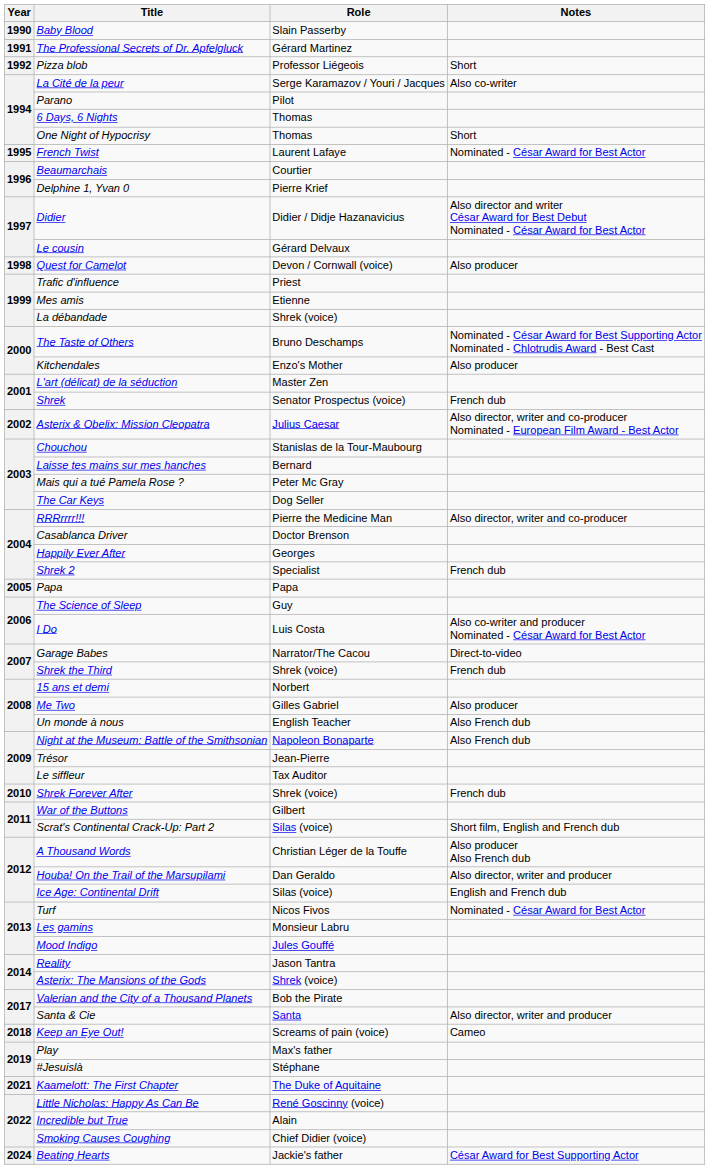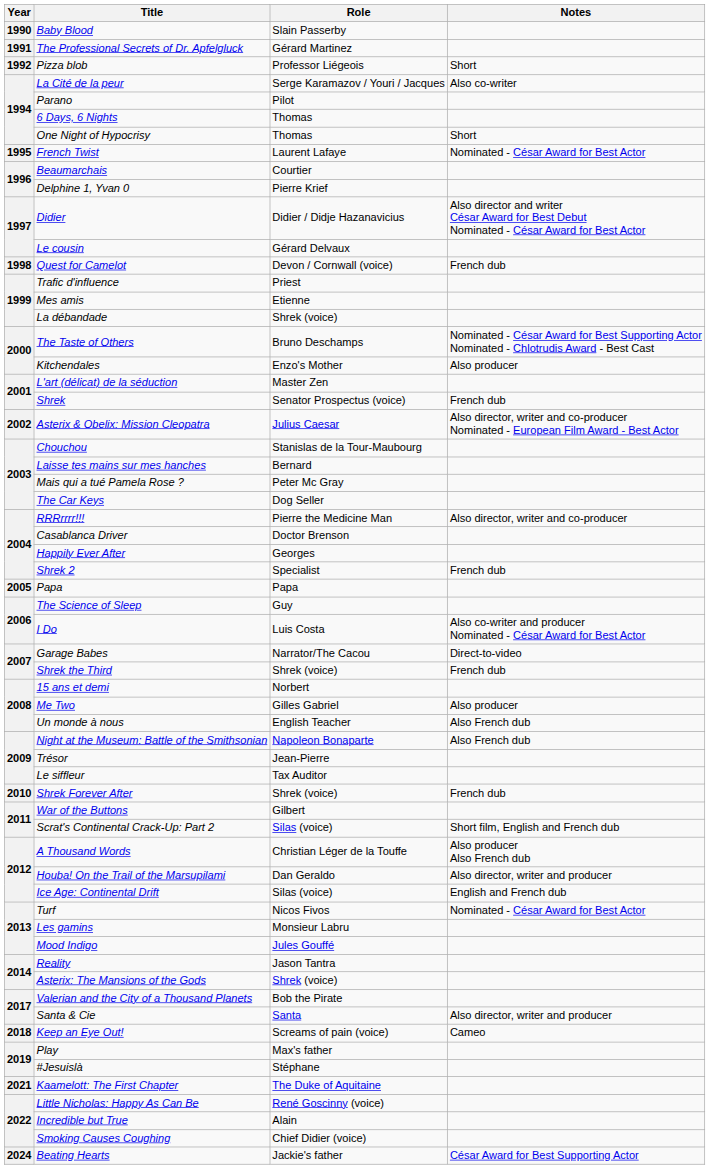(484, 265) Also producer -> (478, 265) French dub
